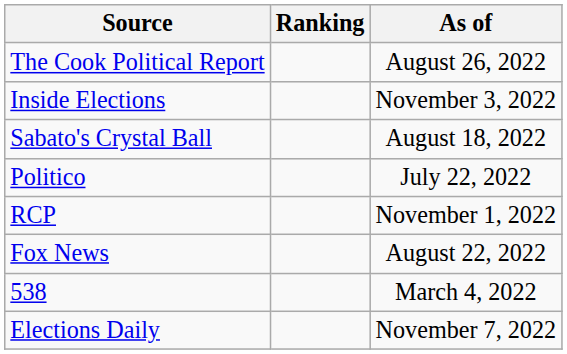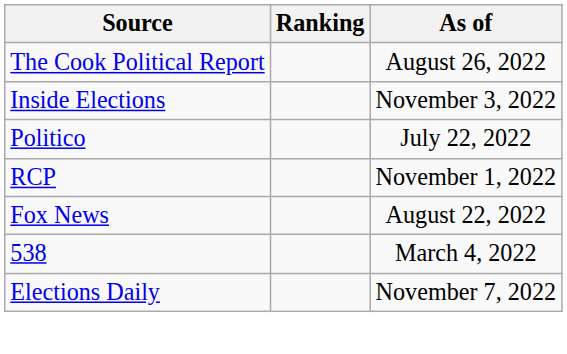- row: (111, 138)
